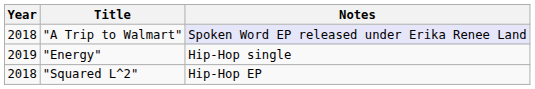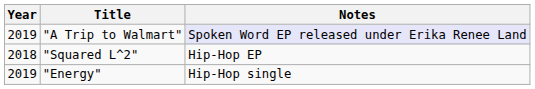(22, 34) 2018 -> (22, 34) 2019
rows swapped: (90, 74) <-> (72, 54)
